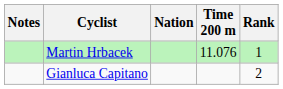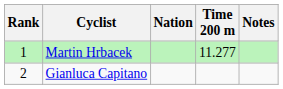columns swapped: (259, 22) <-> (24, 22)
(218, 52) 11.076 -> (217, 52) 11.277
